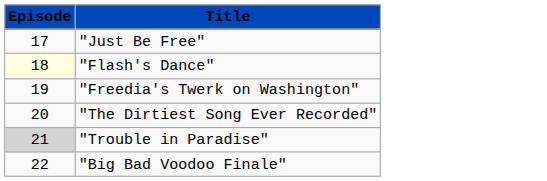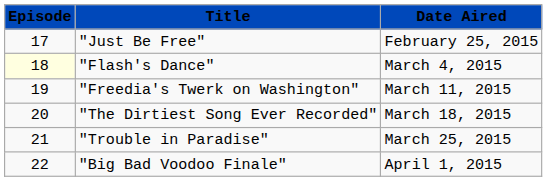+ column: (461, 17)
(40, 140) lightgrey background -> (40, 140) no background
